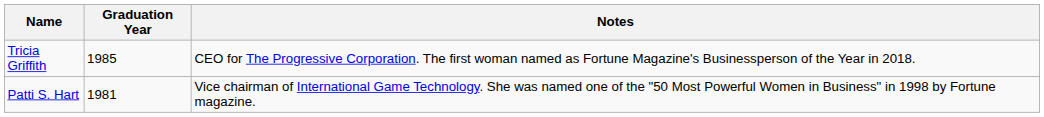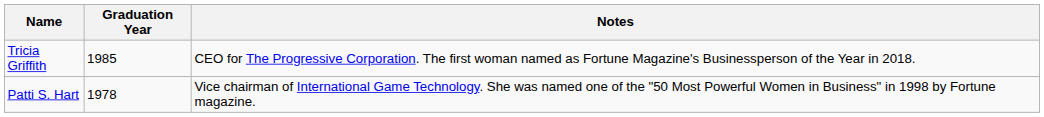(102, 94) 1981 -> (102, 94) 1978
